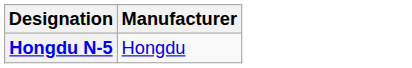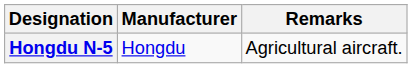+ column: (324, 18)
